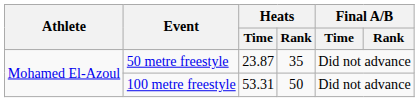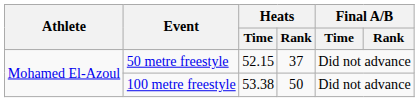(258, 61) 23.87 -> (258, 61) 52.15
(296, 61) 35 -> (296, 61) 37
(258, 85) 53.31 -> (258, 85) 53.38
